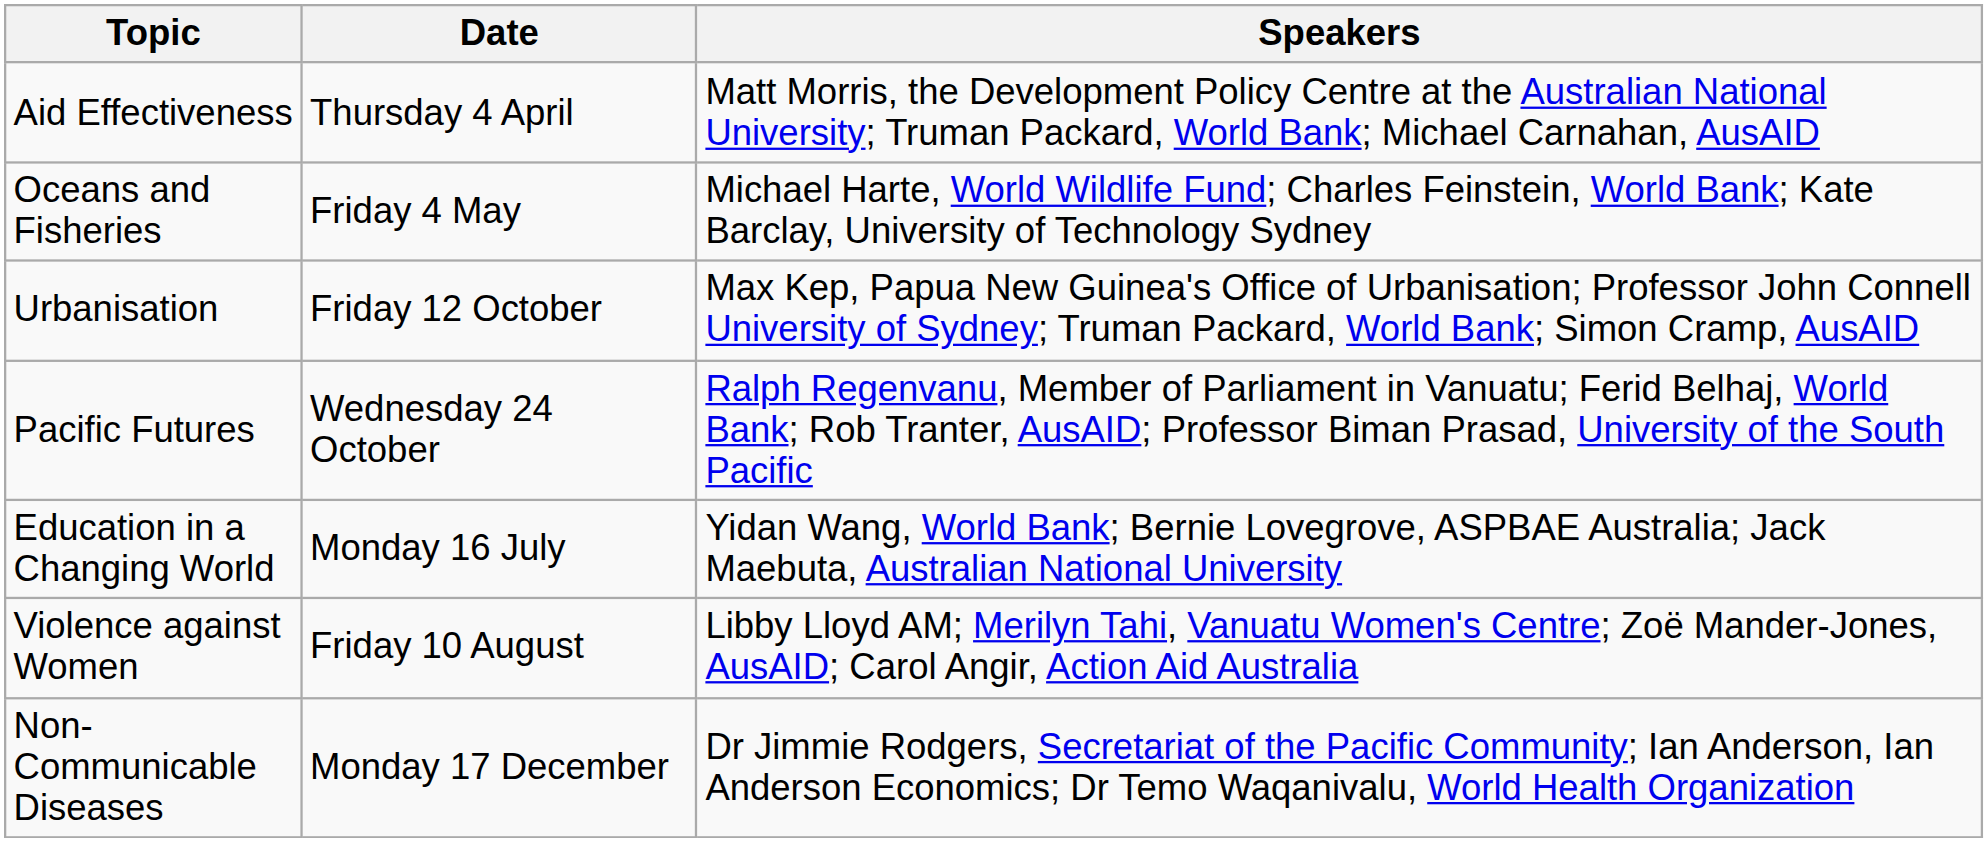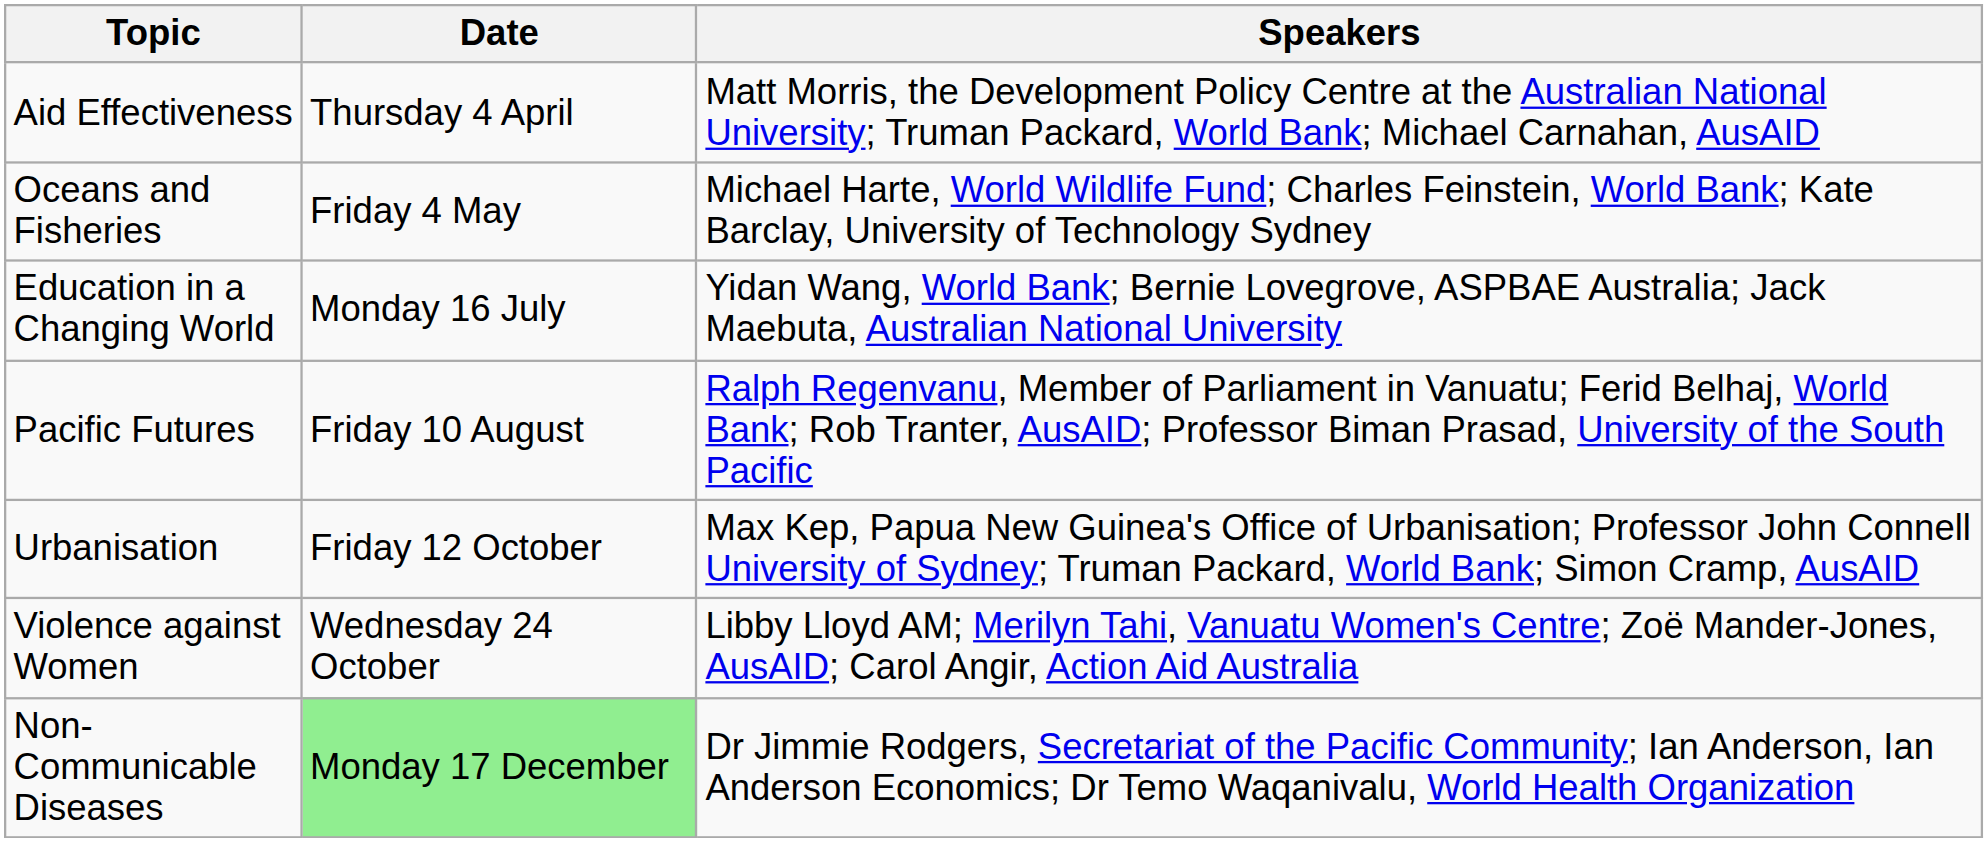rows swapped: (144, 548) <-> (116, 309)
(431, 429) Wednesday 24 October -> (447, 429) Friday 10 August
(447, 647) Friday 10 August -> (431, 647) Wednesday 24 October
(490, 766) no background -> (490, 766) lightgreen background
